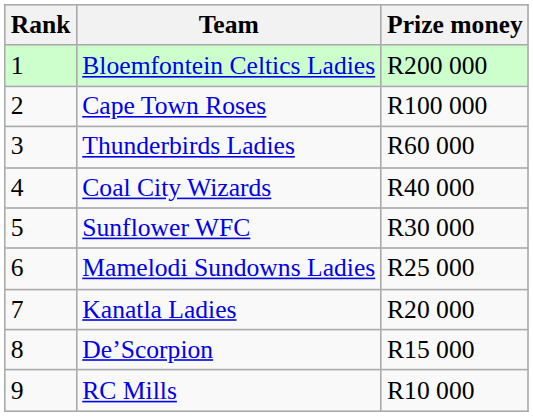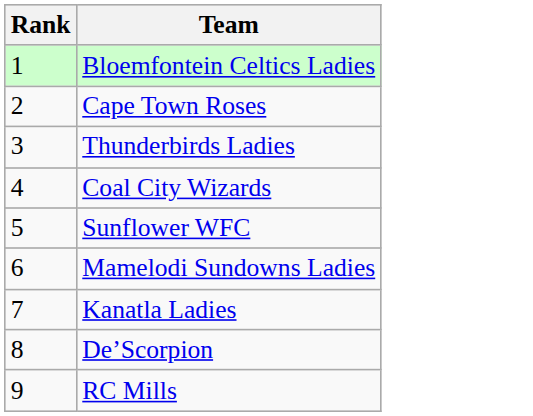- column: (455, 24)
